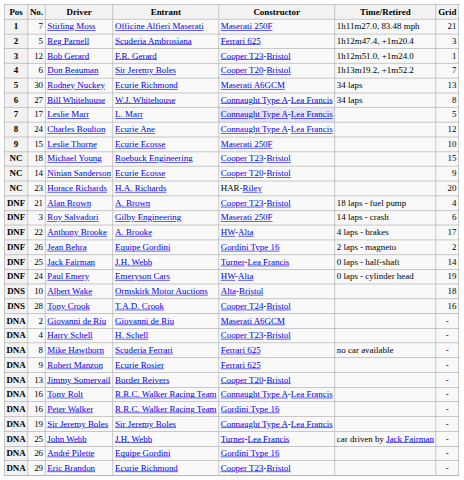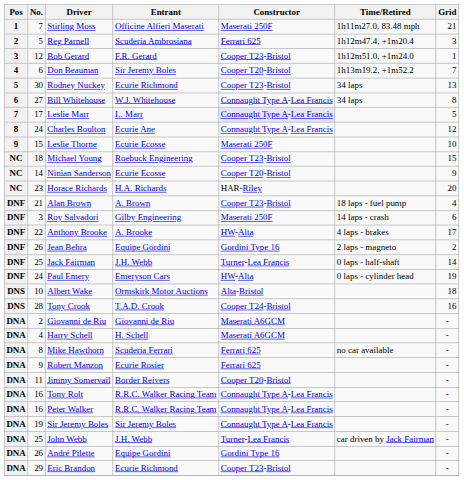(253, 85) Maserati A6GCM -> (256, 85) Cooper T23-Bristol
(256, 336) Cooper T23-Bristol -> (253, 336) Maserati A6GCM
(39, 380) 13 -> (39, 380) 11
(250, 409) Gordini Type 16 -> (277, 409) Connaught Type A-Lea Francis
